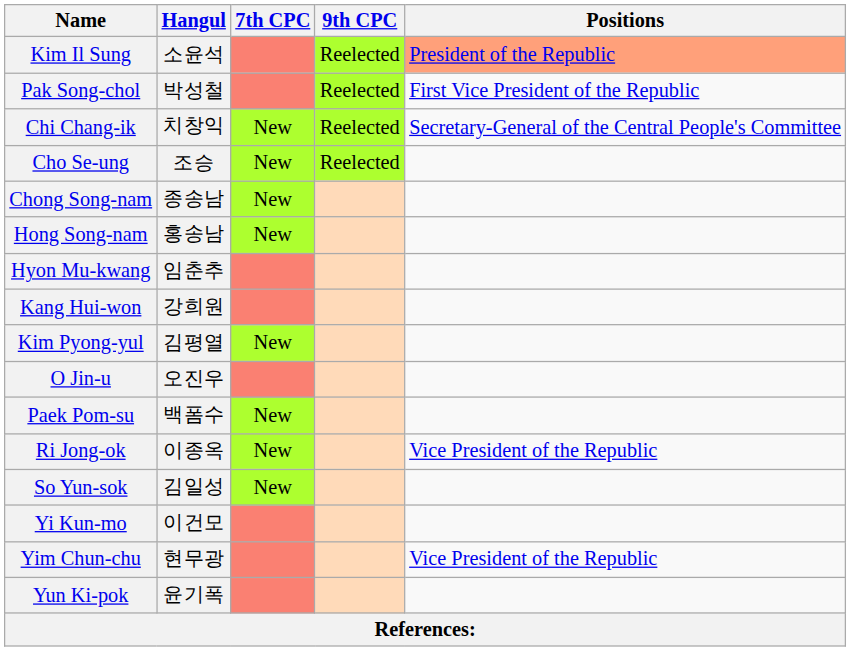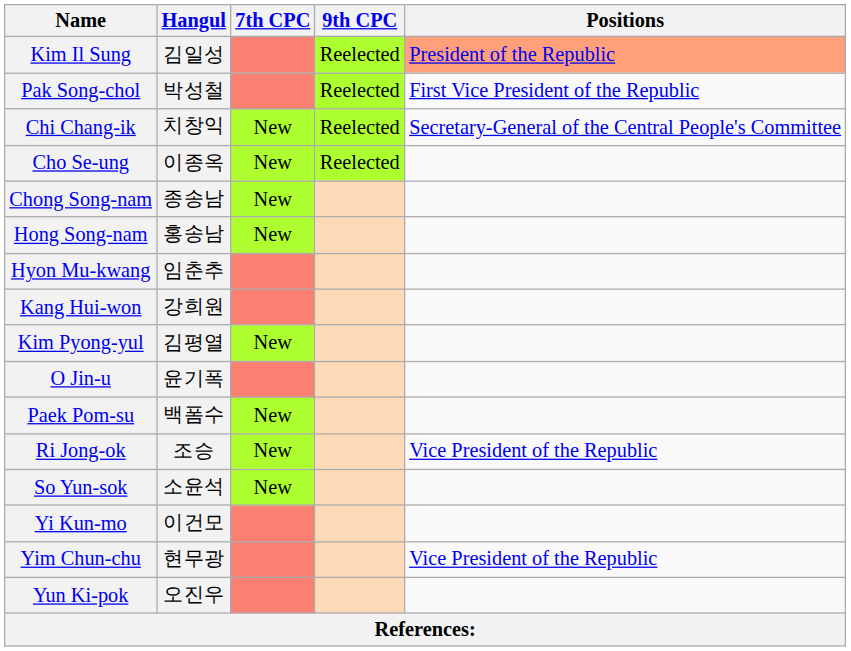(194, 54) 소윤석 -> (194, 54) 김일성
(194, 162) 조승 -> (194, 162) 이종옥
(194, 378) 오진우 -> (194, 378) 윤기폭
(194, 450) 이종옥 -> (194, 450) 조승
(194, 486) 김일성 -> (194, 486) 소윤석
(194, 594) 윤기폭 -> (194, 594) 오진우
